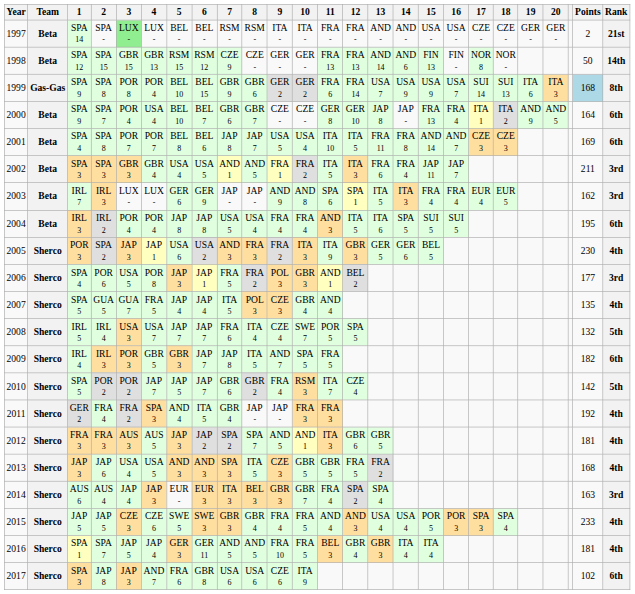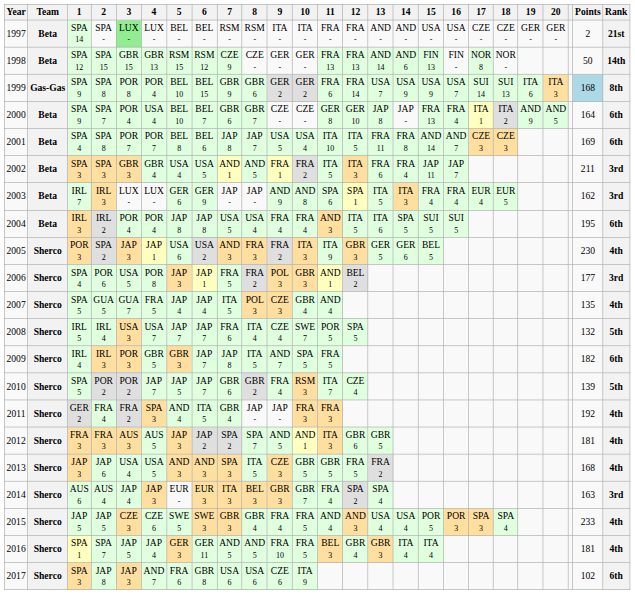(588, 386) 142 -> (588, 386) 139
